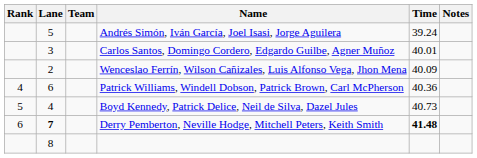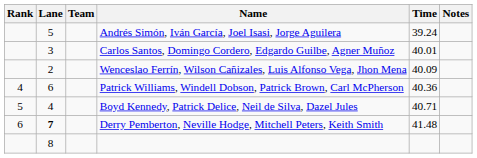(425, 106) 40.73 -> (425, 106) 40.71
(425, 125) bold -> (425, 125) normal
